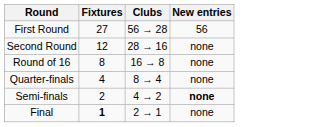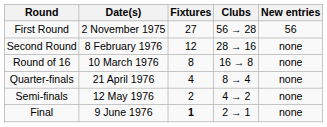+ column: (123, 12)
(202, 96) bold -> (291, 96) normal
